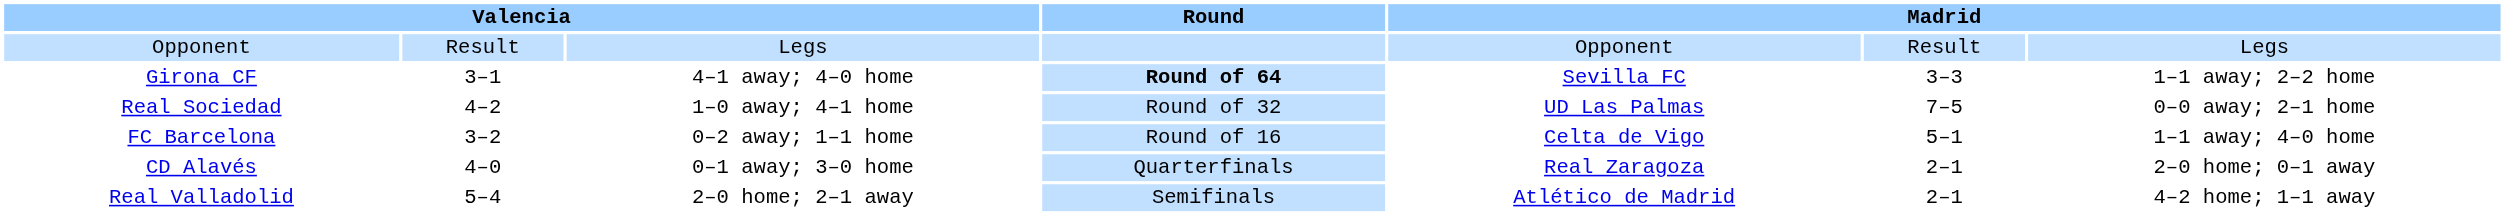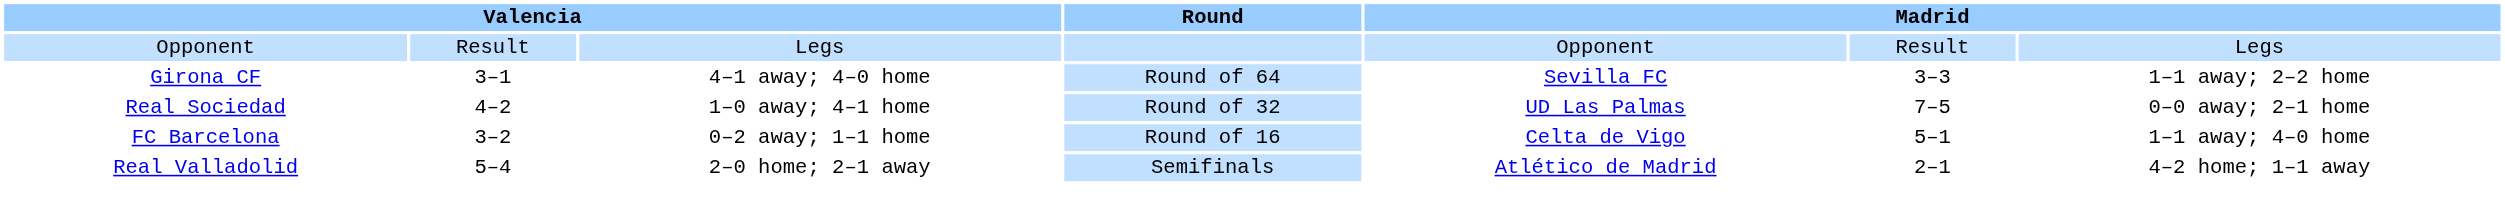(1214, 78) bold -> (1213, 78) normal
- row: (201, 168)
